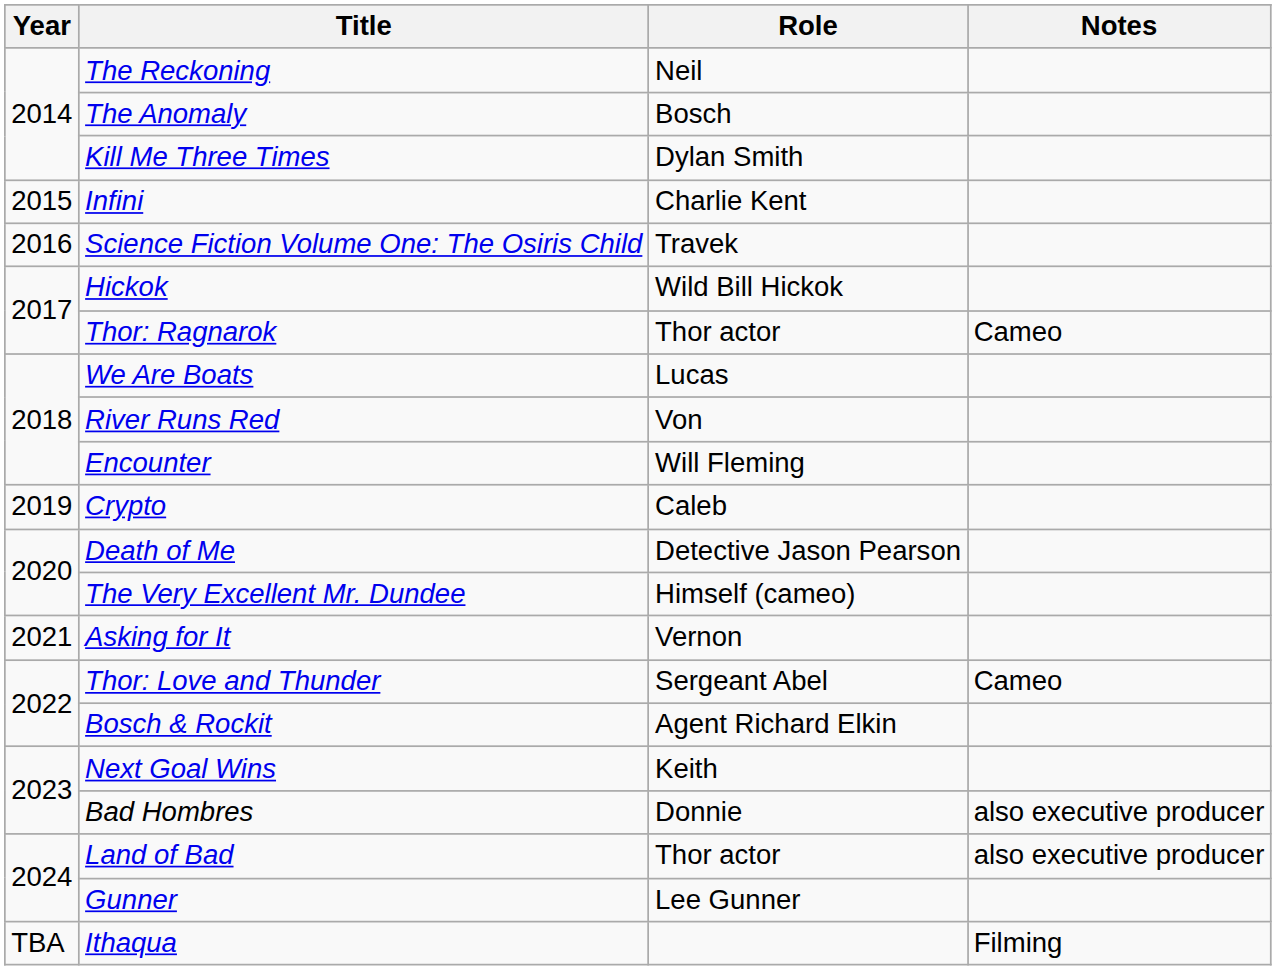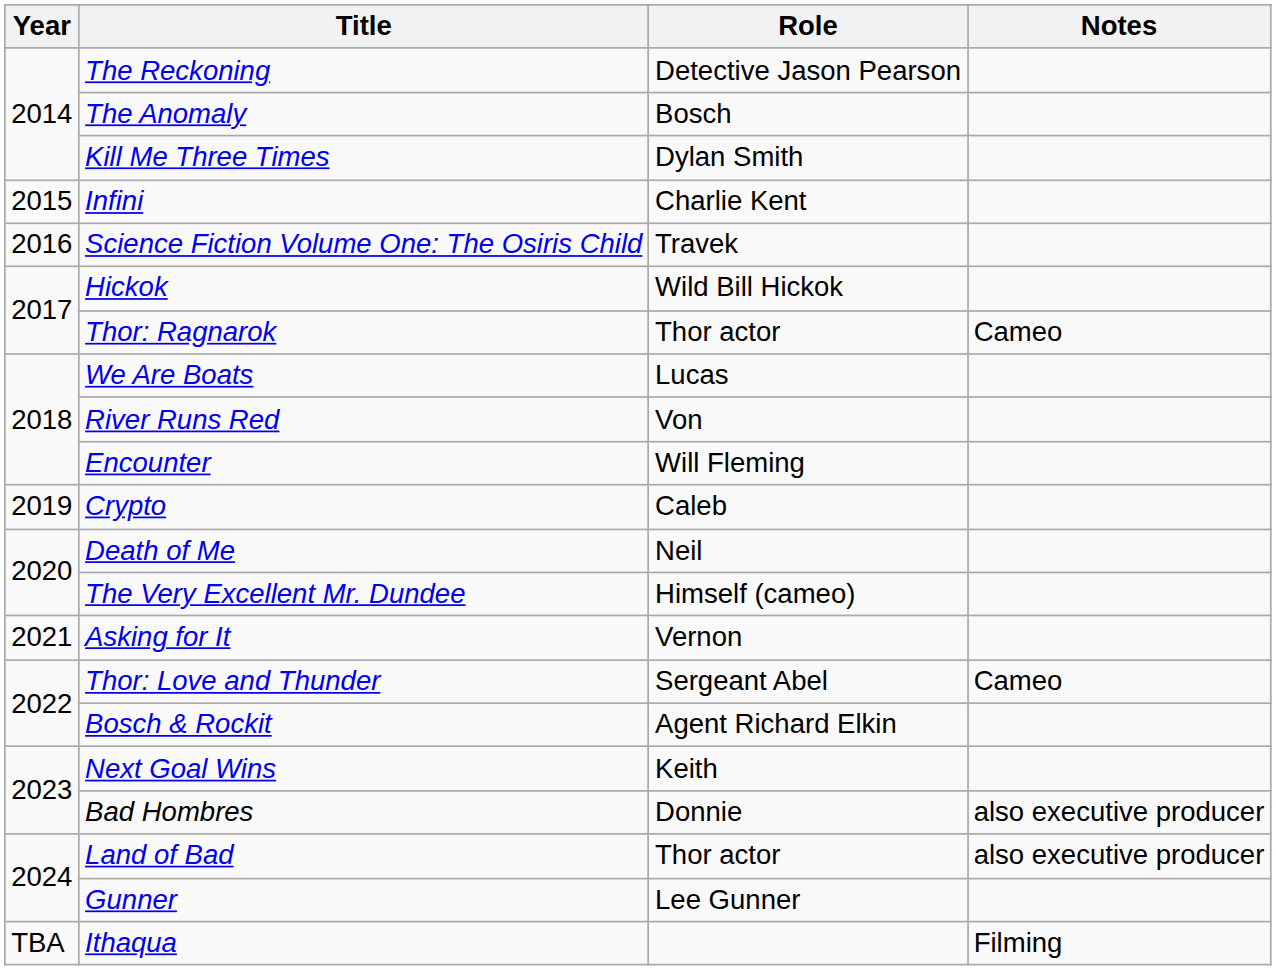(679, 69) Neil -> (808, 69) Detective Jason Pearson
(808, 550) Detective Jason Pearson -> (679, 550) Neil
